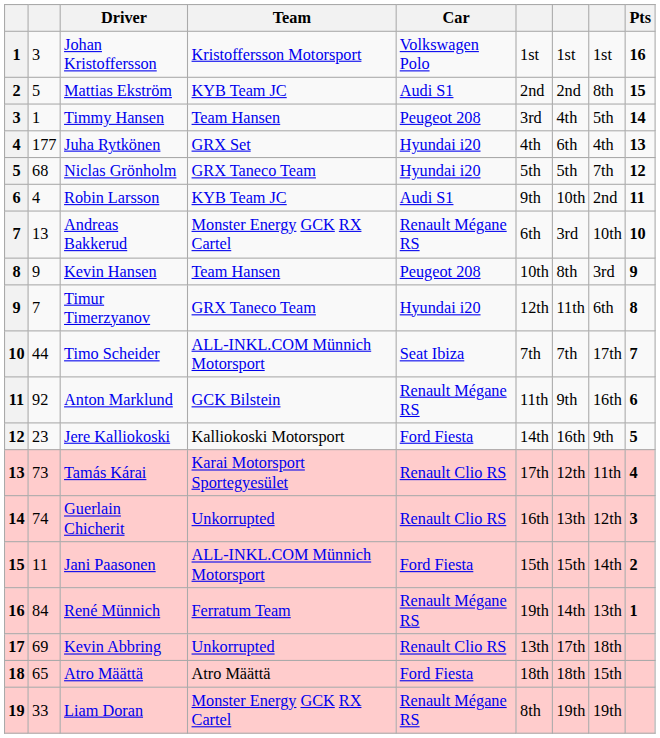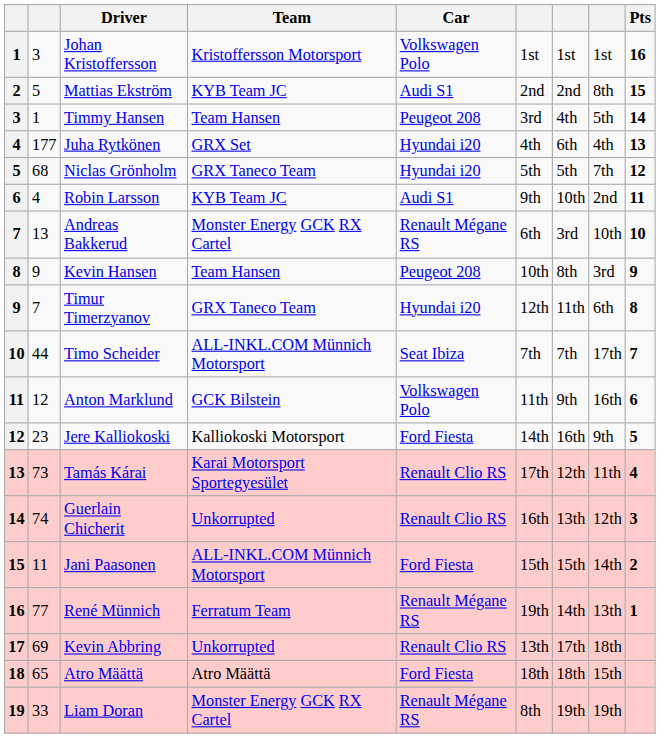(40, 399) 92 -> (40, 399) 12
(453, 399) Renault Mégane RS -> (439, 399) Volkswagen Polo
(40, 610) 84 -> (40, 610) 77
